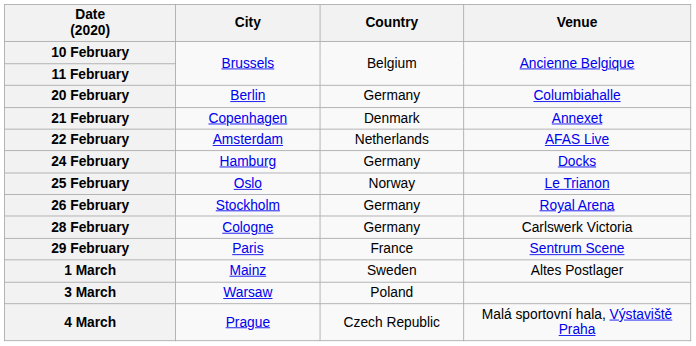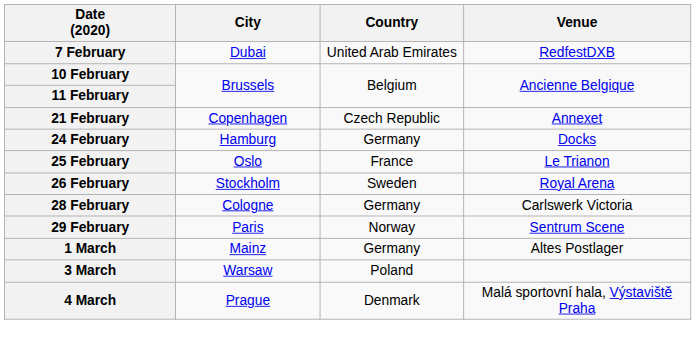+ row: (90, 52)
- row: (90, 96)
(392, 118) Denmark -> (392, 118) Czech Republic
- row: (90, 140)
(392, 183) Norway -> (392, 161) France
(392, 205) Germany -> (392, 183) Sweden
(392, 249) France -> (392, 227) Norway
(392, 270) Sweden -> (392, 249) Germany
(392, 322) Czech Republic -> (392, 300) Denmark
